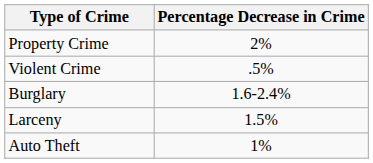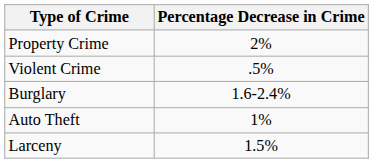rows swapped: (35, 119) <-> (44, 145)
